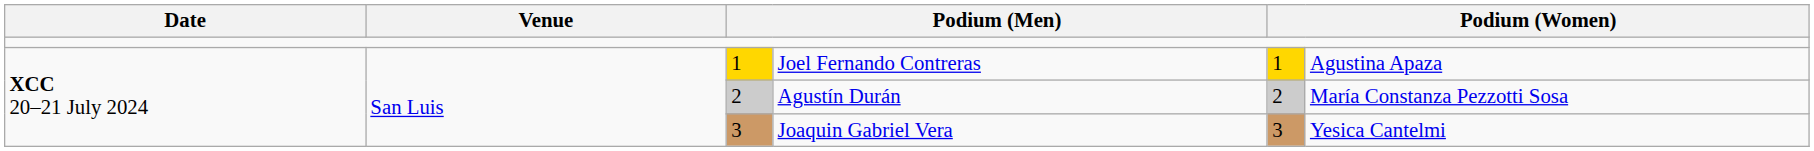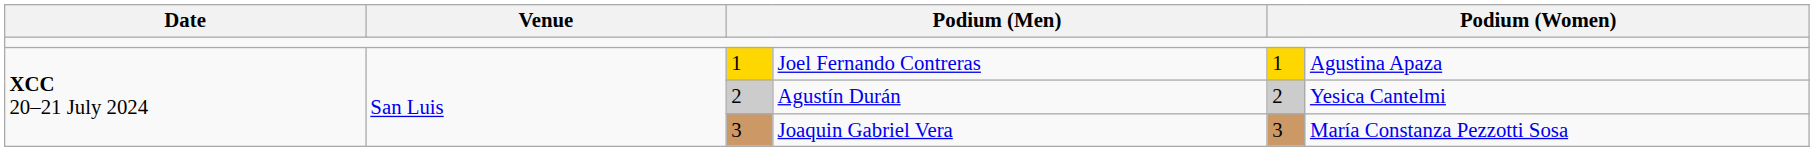(1439, 96) María Constanza Pezzotti Sosa -> (1378, 96) Yesica Cantelmi
(1378, 129) Yesica Cantelmi -> (1439, 129) María Constanza Pezzotti Sosa
